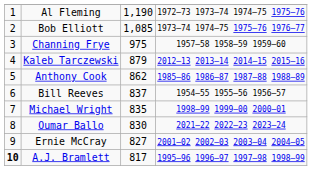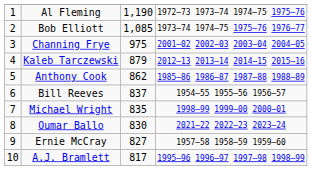(231, 45) 1957–58 1958–59 1959–60 -> (231, 45) 2001–02 2002–03 2003–04 2004–05
(231, 141) 2001–02 2002–03 2003–04 2004–05 -> (231, 141) 1957–58 1958–59 1959–60
(13, 157) bold -> (13, 157) normal
